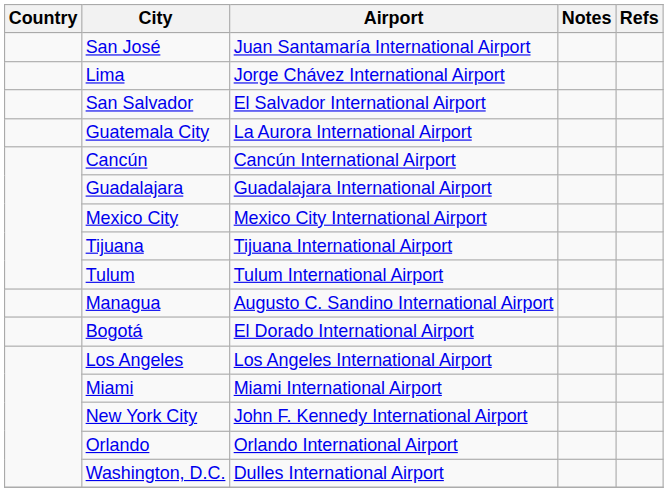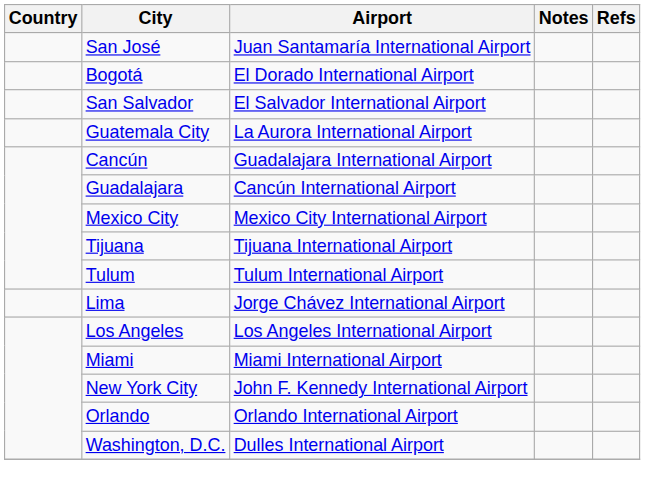rows swapped: (114, 331) <-> (105, 75)
(345, 160) Cancún International Airport -> (363, 160) Guadalajara International Airport
(363, 189) Guadalajara International Airport -> (345, 189) Cancún International Airport
- row: (123, 302)
